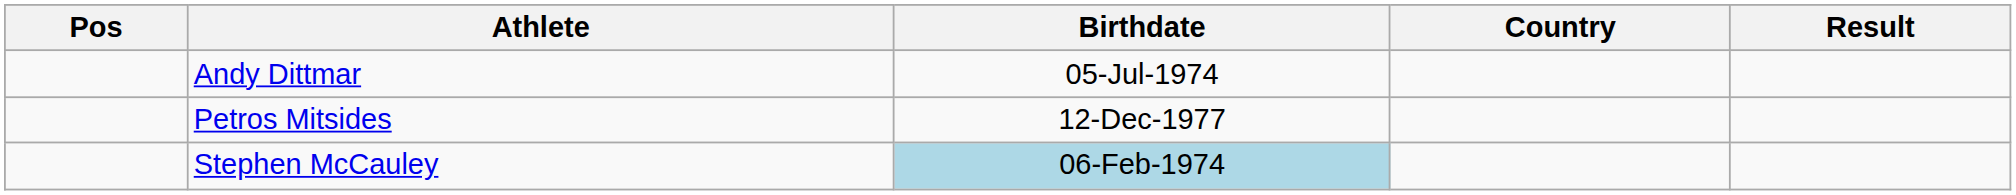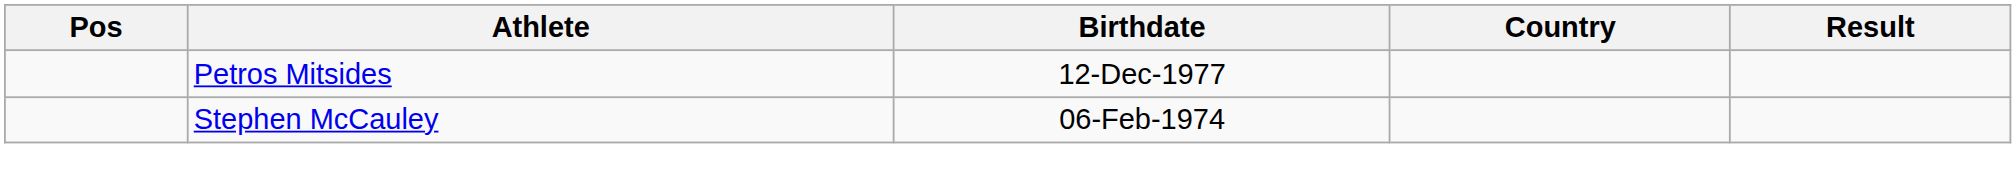- row: (277, 73)
(1142, 165) lightblue background -> (1142, 119) no background
